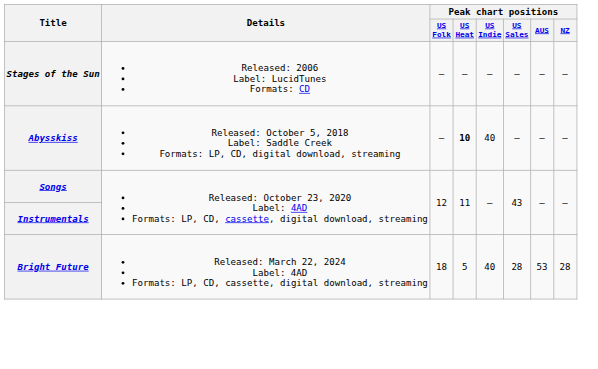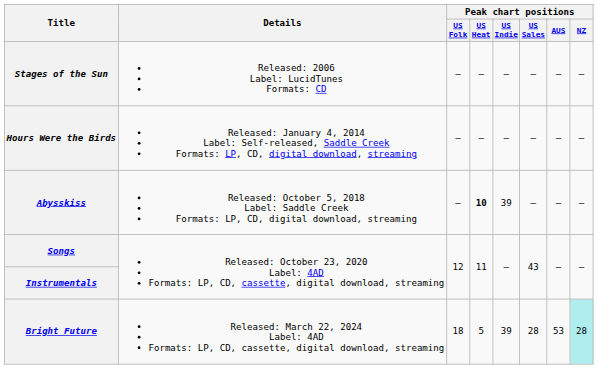+ row: (61, 138)
(490, 138) 40 -> (506, 202) 39
(490, 267) 40 -> (506, 332) 39
(565, 267) no background -> (582, 332) paleturquoise background
